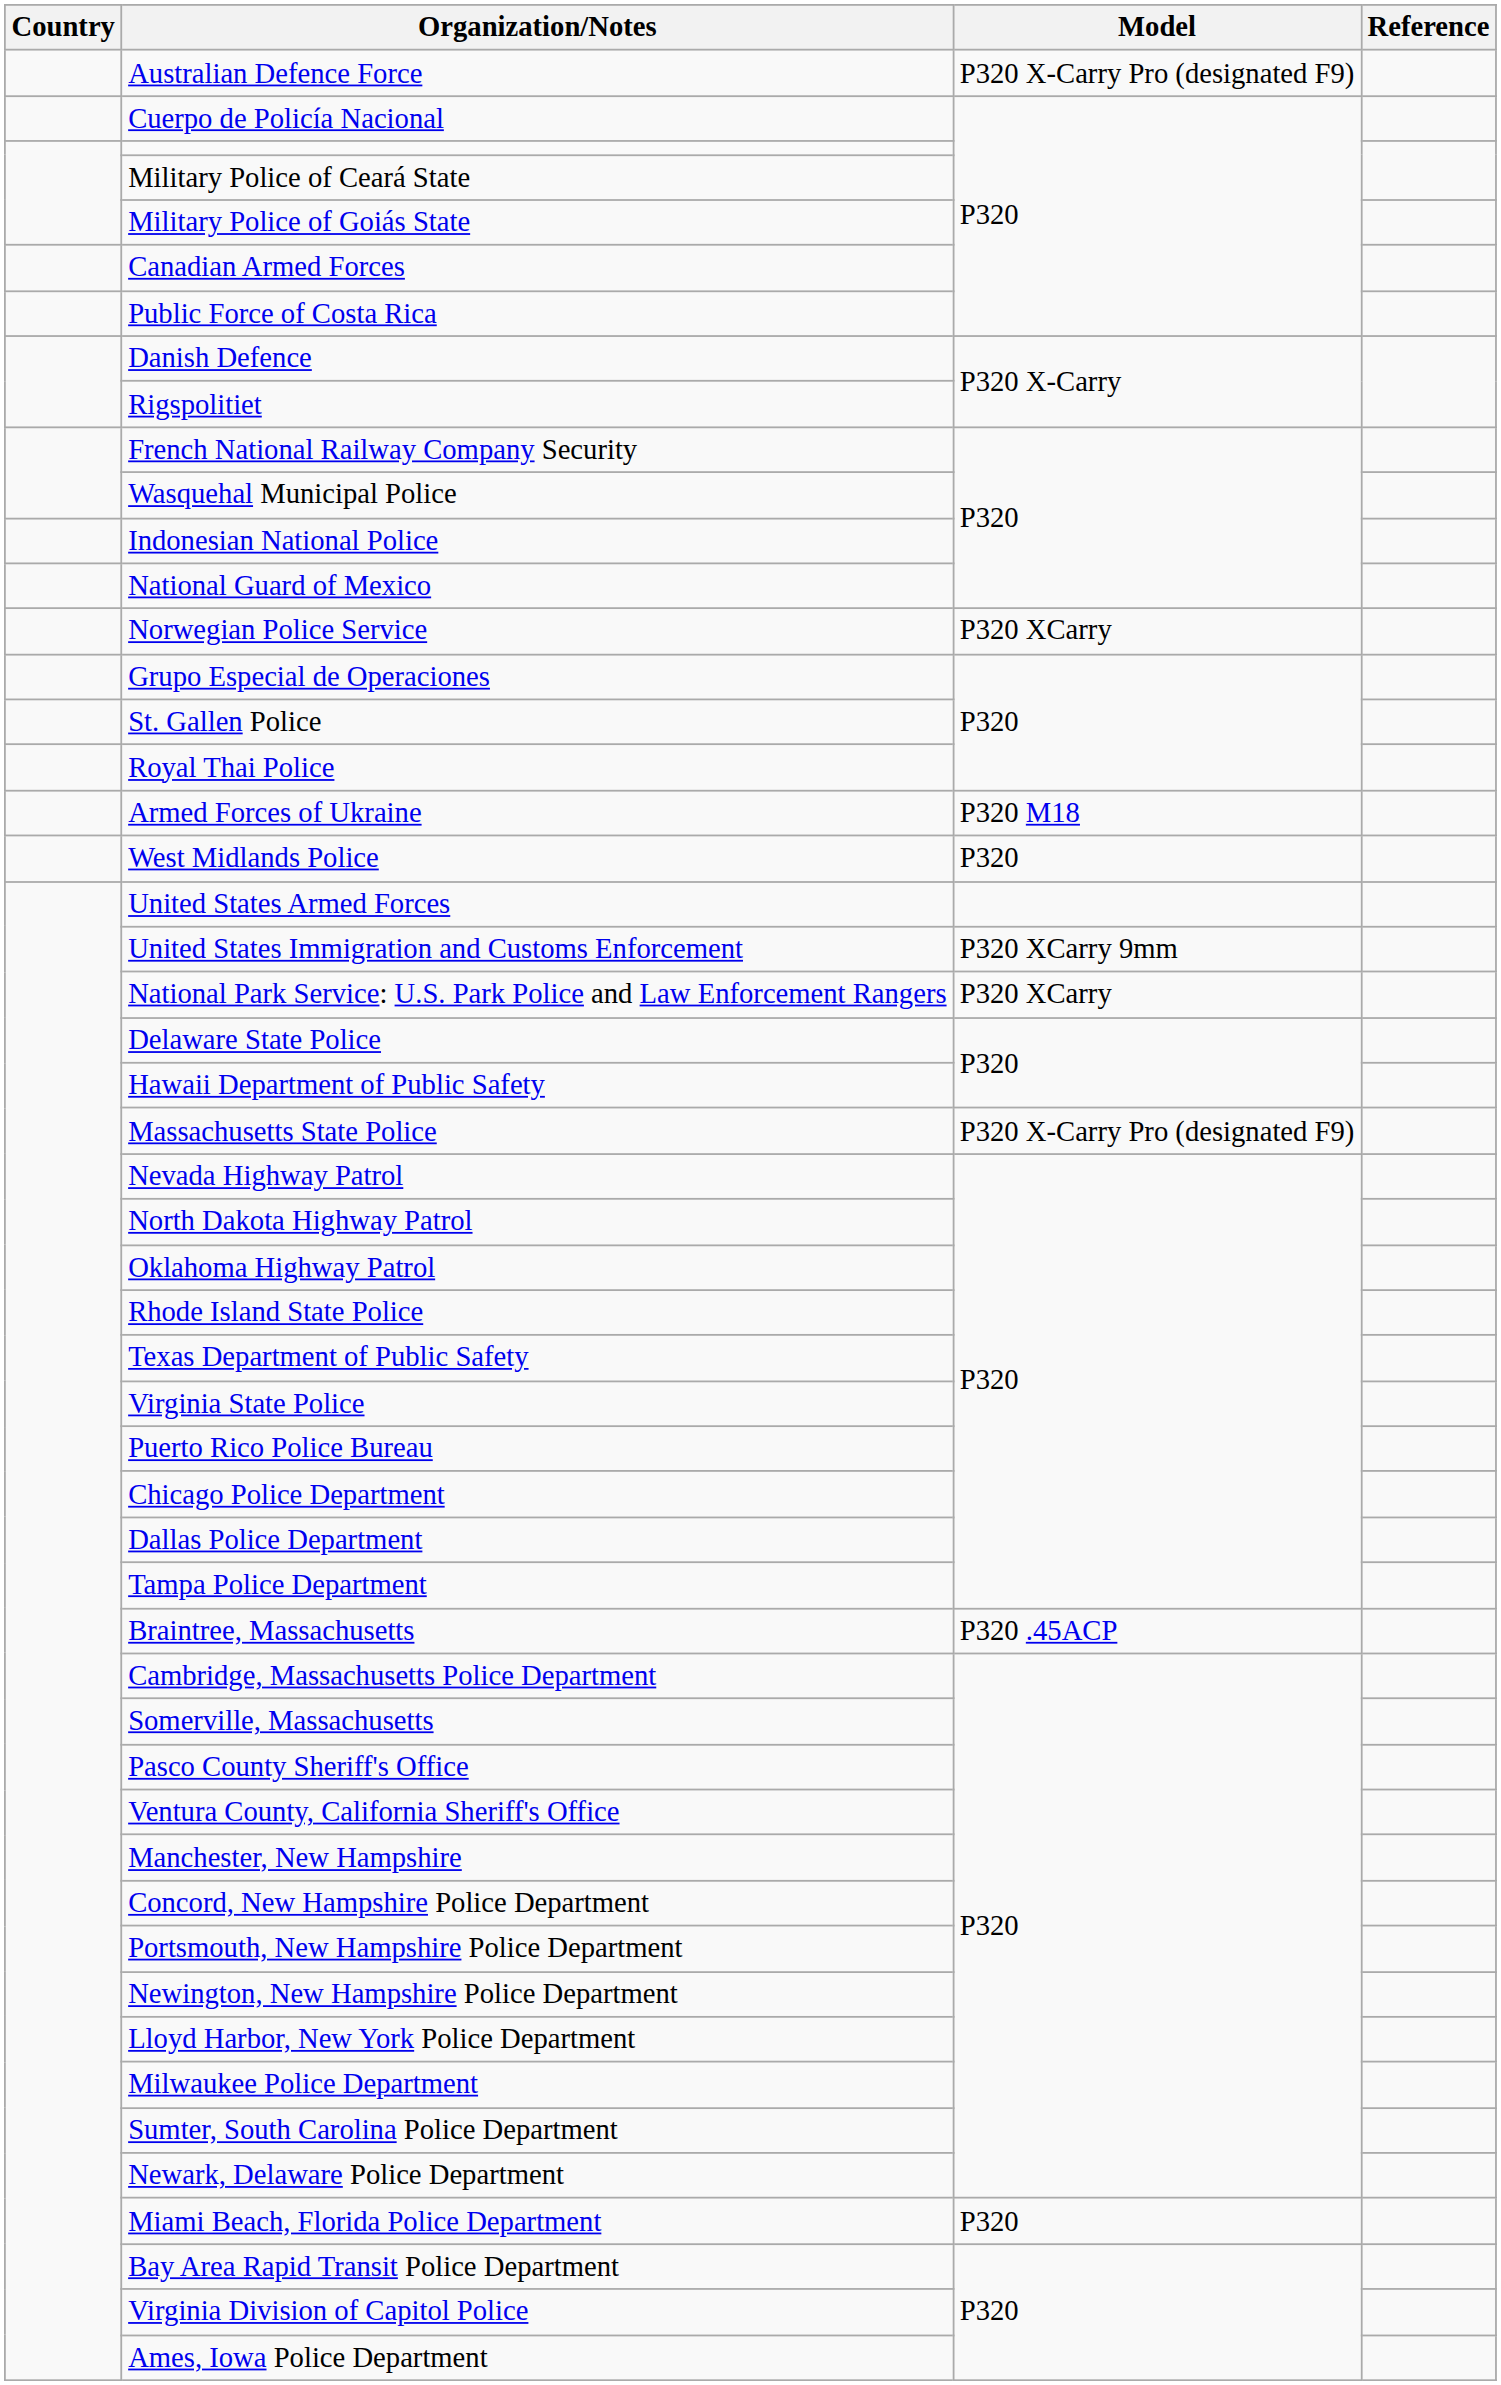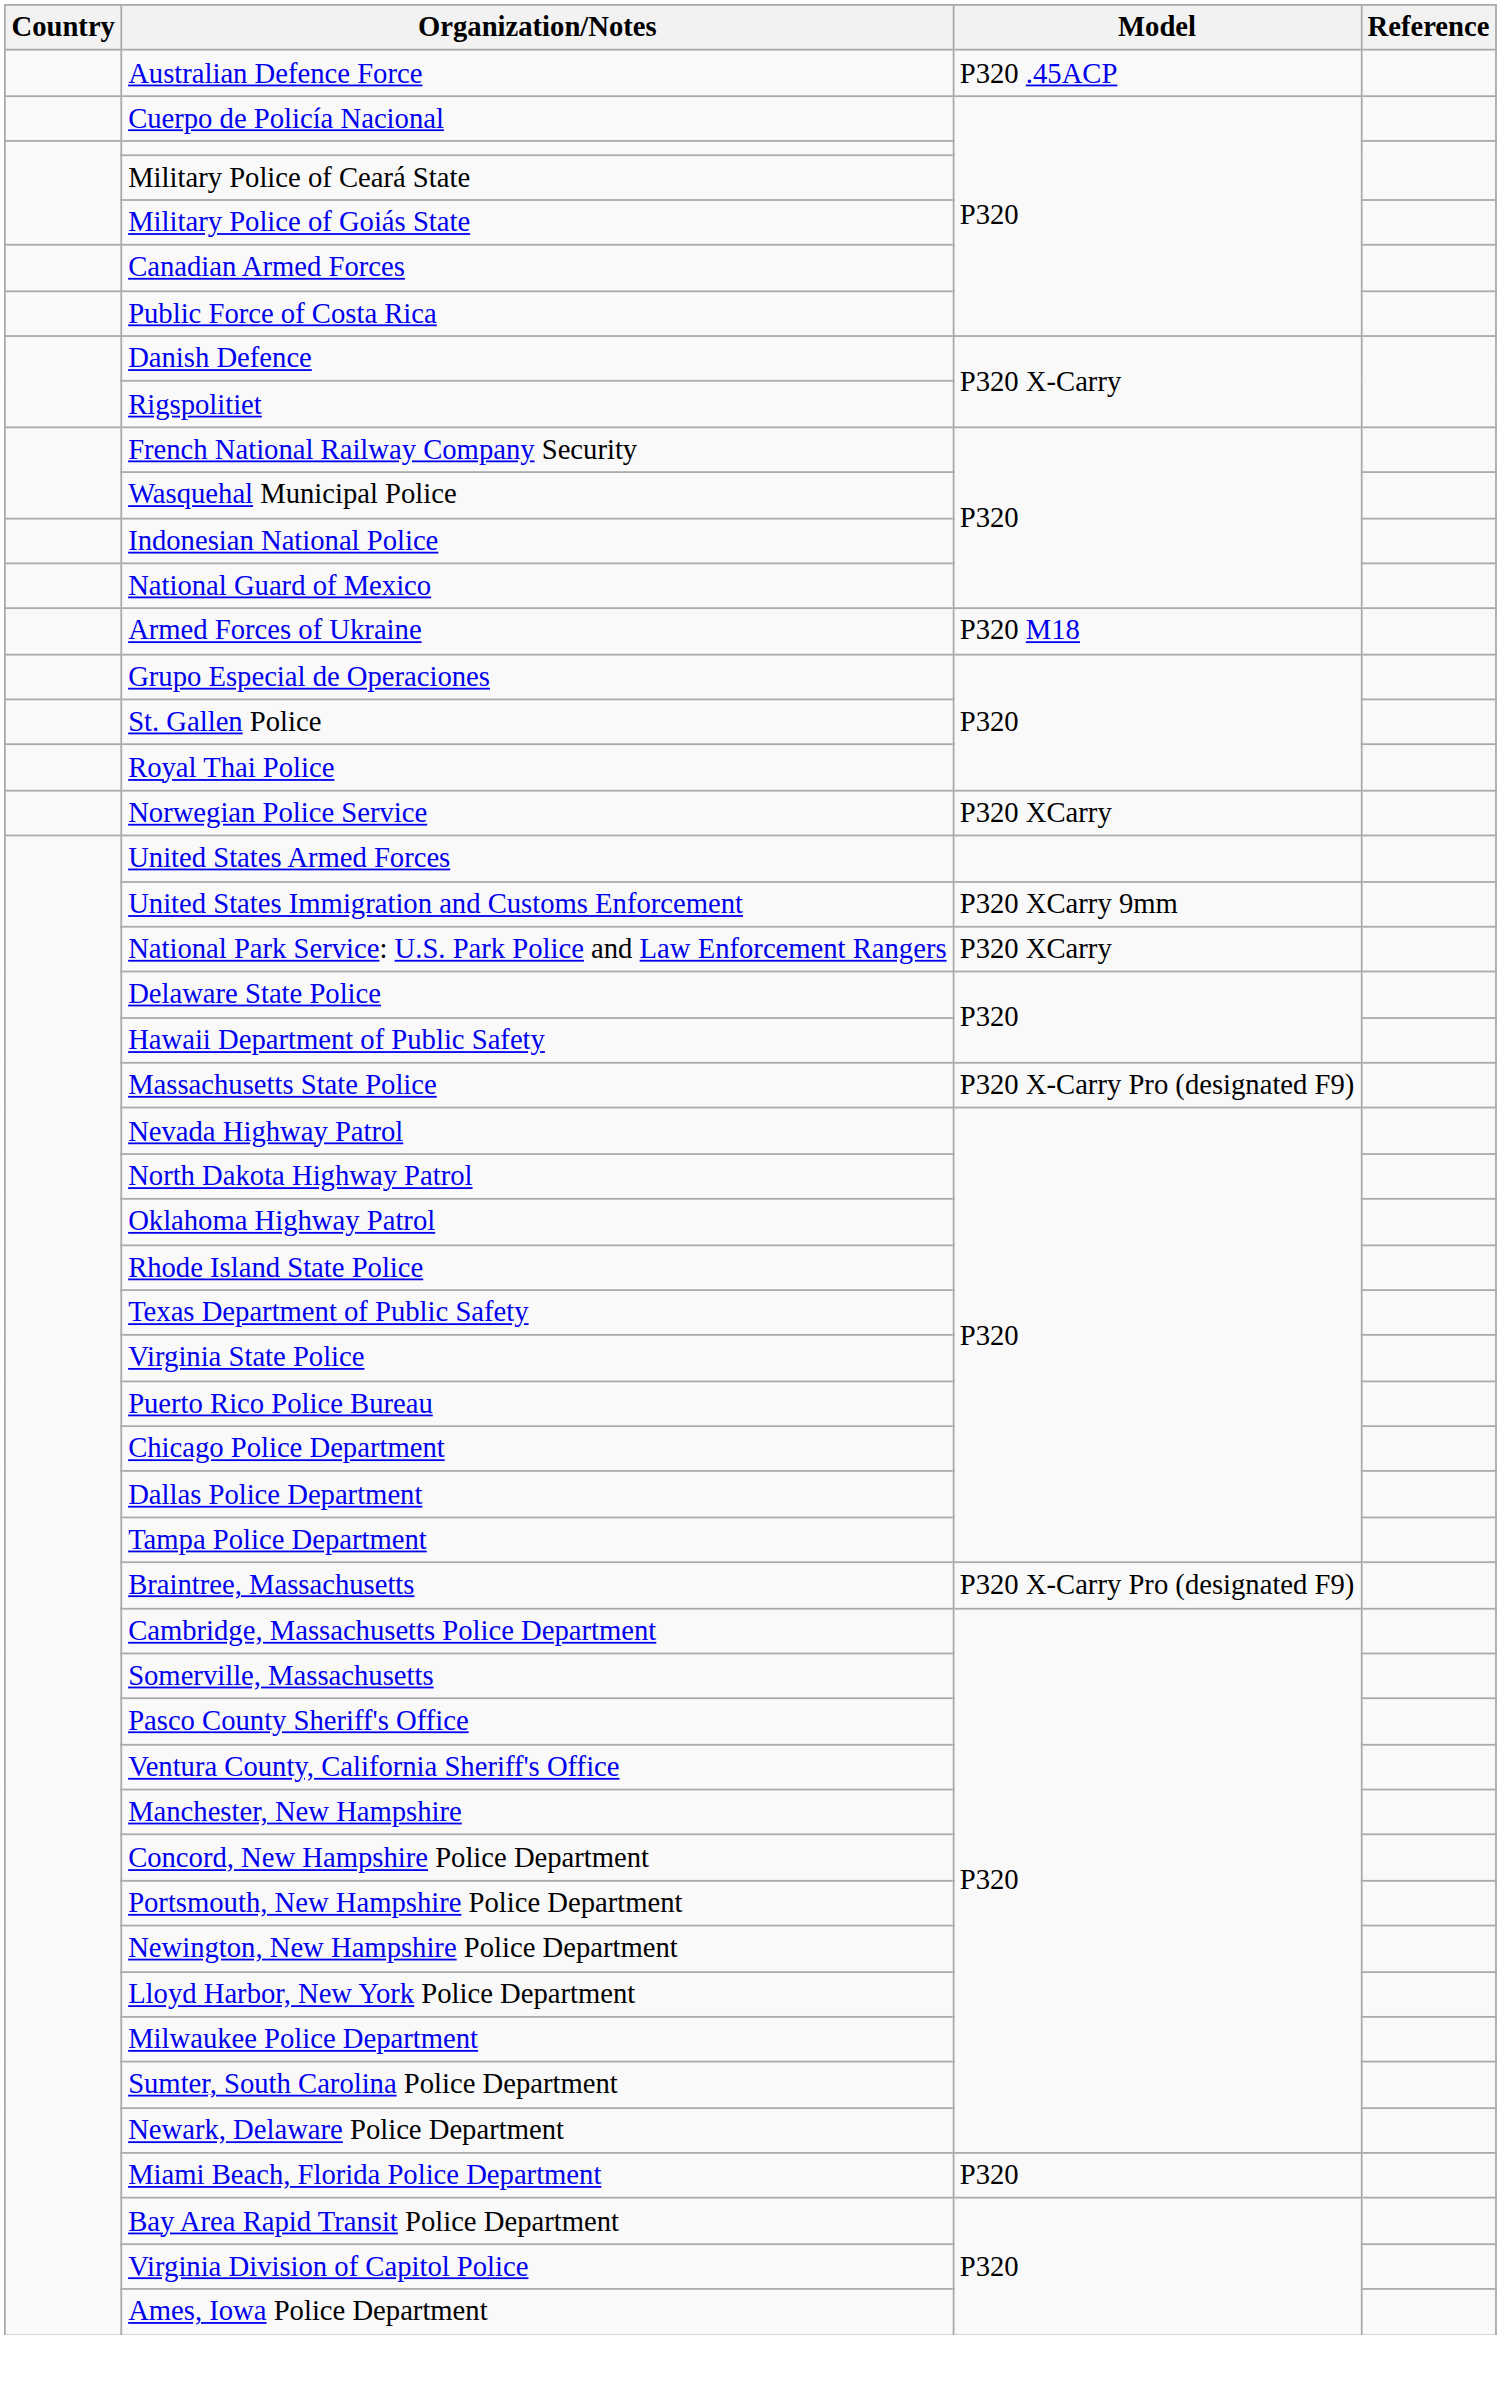(1157, 72) P320 X-Carry Pro (designated F9) -> (1039, 72) P320 .45ACP
rows swapped: (278, 630) <-> (275, 812)
- row: (253, 857)
(1039, 1630) P320 .45ACP -> (1157, 1584) P320 X-Carry Pro (designated F9)
